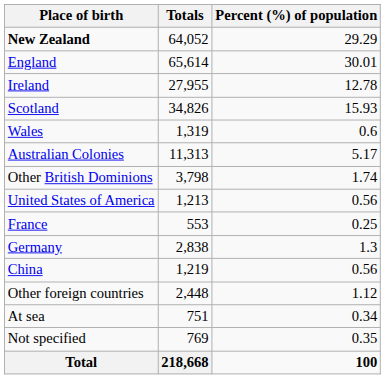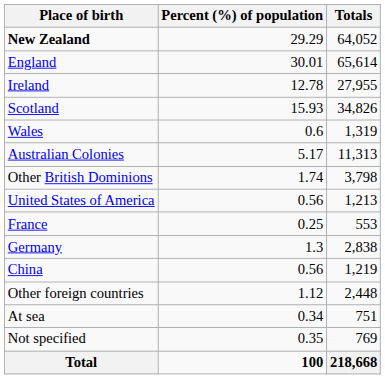columns swapped: (185, 16) <-> (296, 16)
